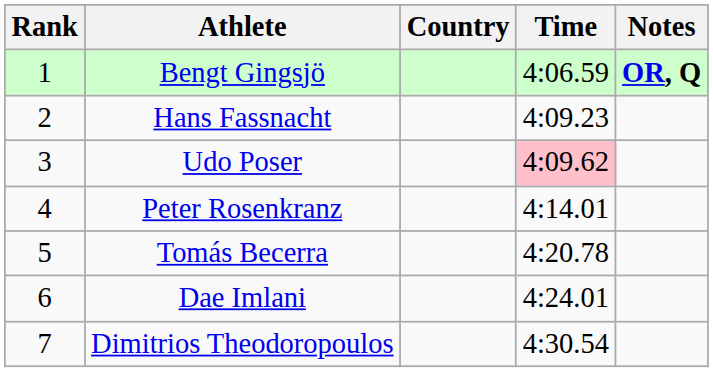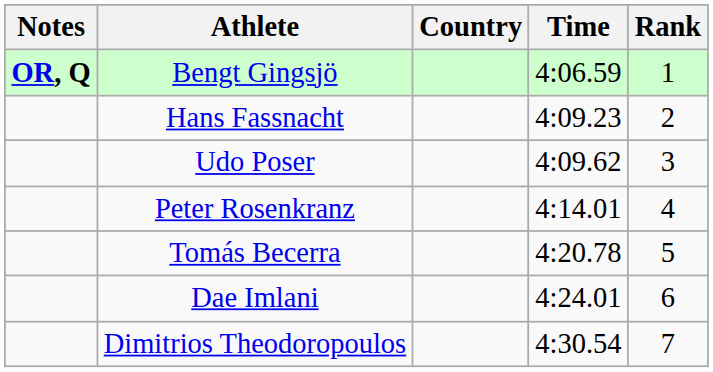columns swapped: (45, 27) <-> (662, 27)
(566, 162) pink background -> (578, 162) no background
